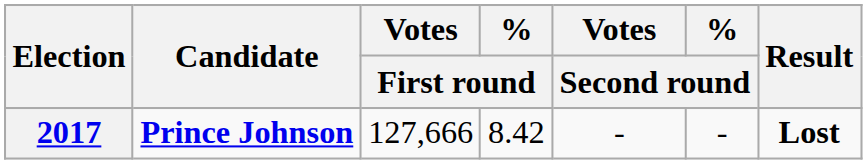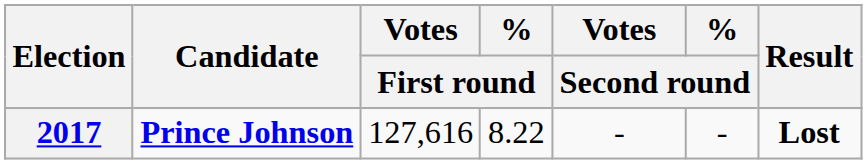(421, 132) 127,666 -> (421, 132) 127,616
(516, 132) 8.42 -> (516, 132) 8.22
